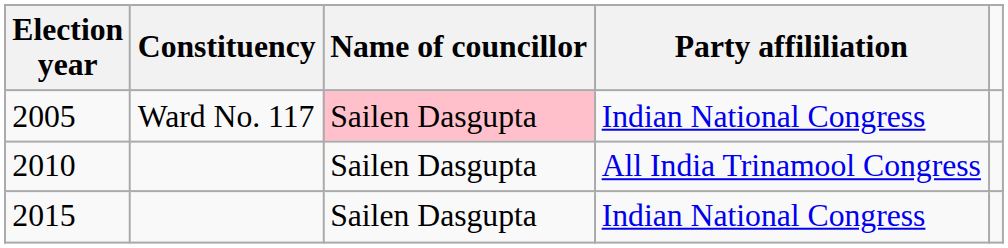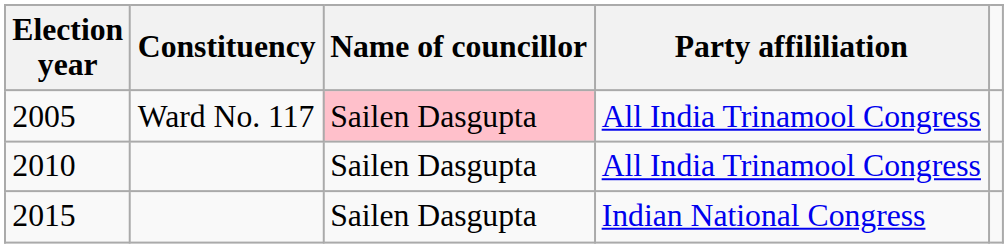(764, 115) Indian National Congress -> (791, 115) All India Trinamool Congress
